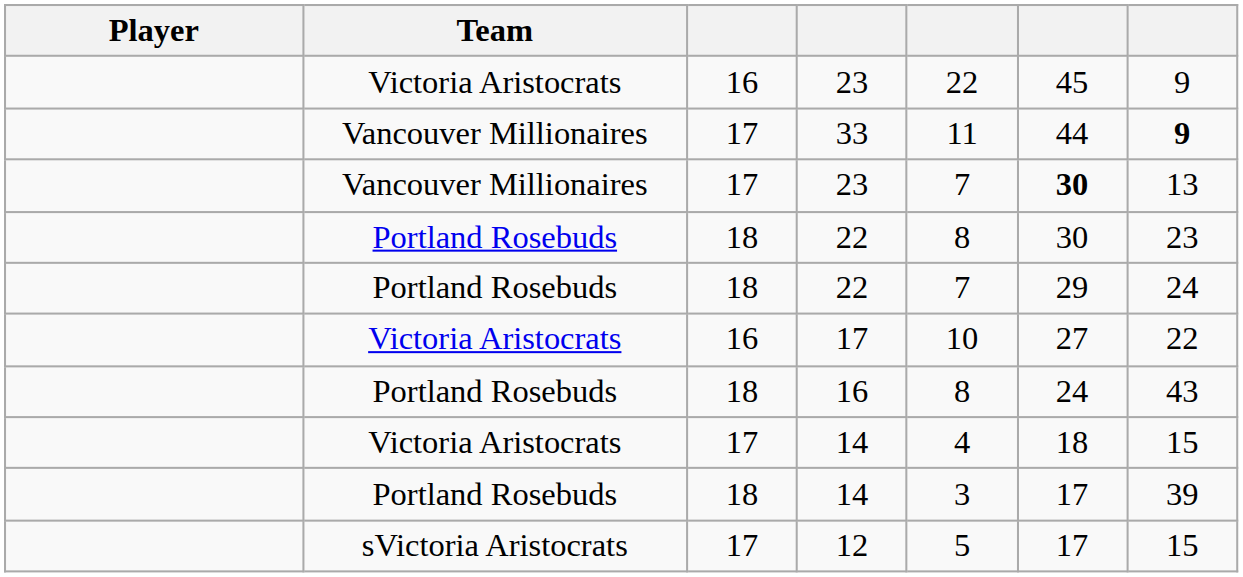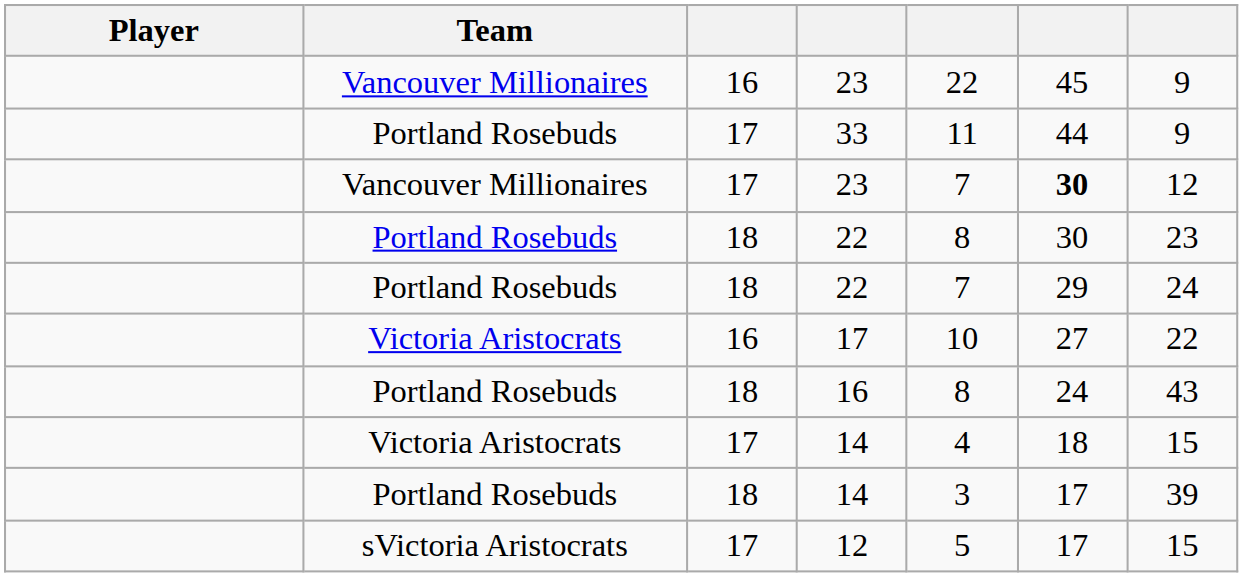(495, 81) Victoria Aristocrats -> (495, 81) Vancouver Millionaires
(495, 133) Vancouver Millionaires -> (495, 133) Portland Rosebuds
(1182, 133) bold -> (1182, 133) normal
(1182, 184) 13 -> (1182, 184) 12
